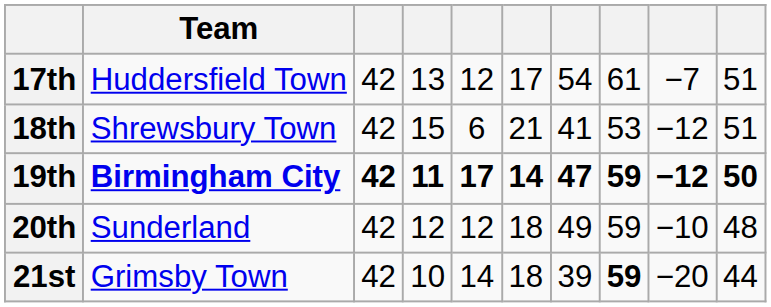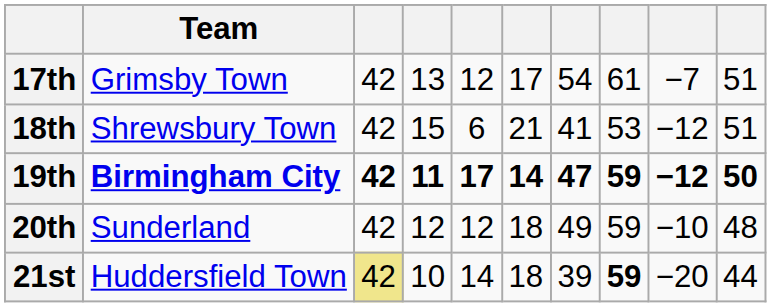(219, 78) Huddersfield Town -> (189, 78) Grimsby Town
(189, 276) Grimsby Town -> (219, 276) Huddersfield Town
(379, 276) no background -> (379, 276) khaki background
